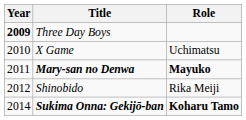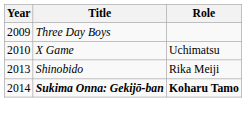(19, 32) bold -> (19, 32) normal
- row: (85, 69)
(19, 87) 2012 -> (19, 69) 2013
